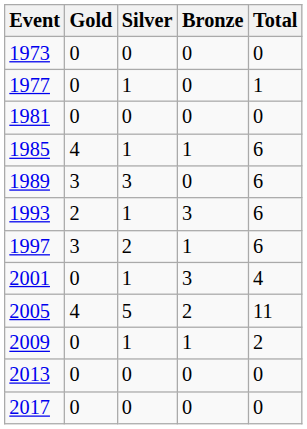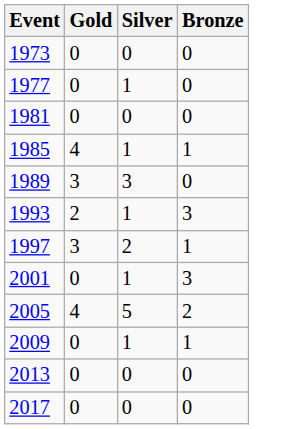- column: (275, 20)
